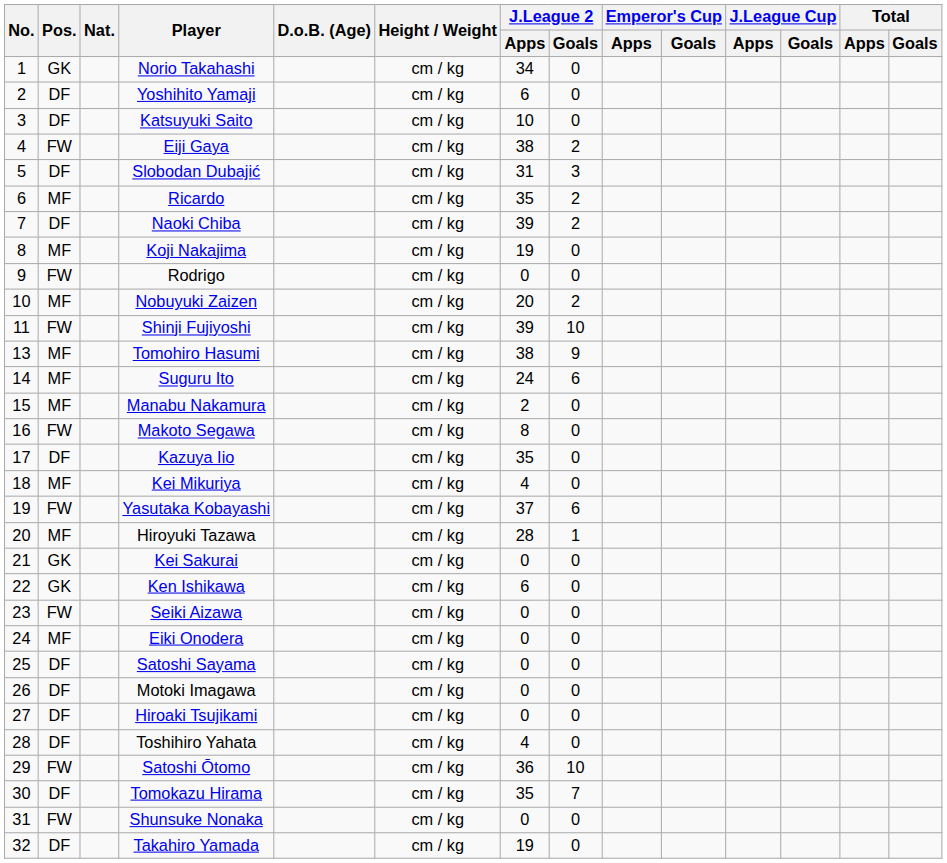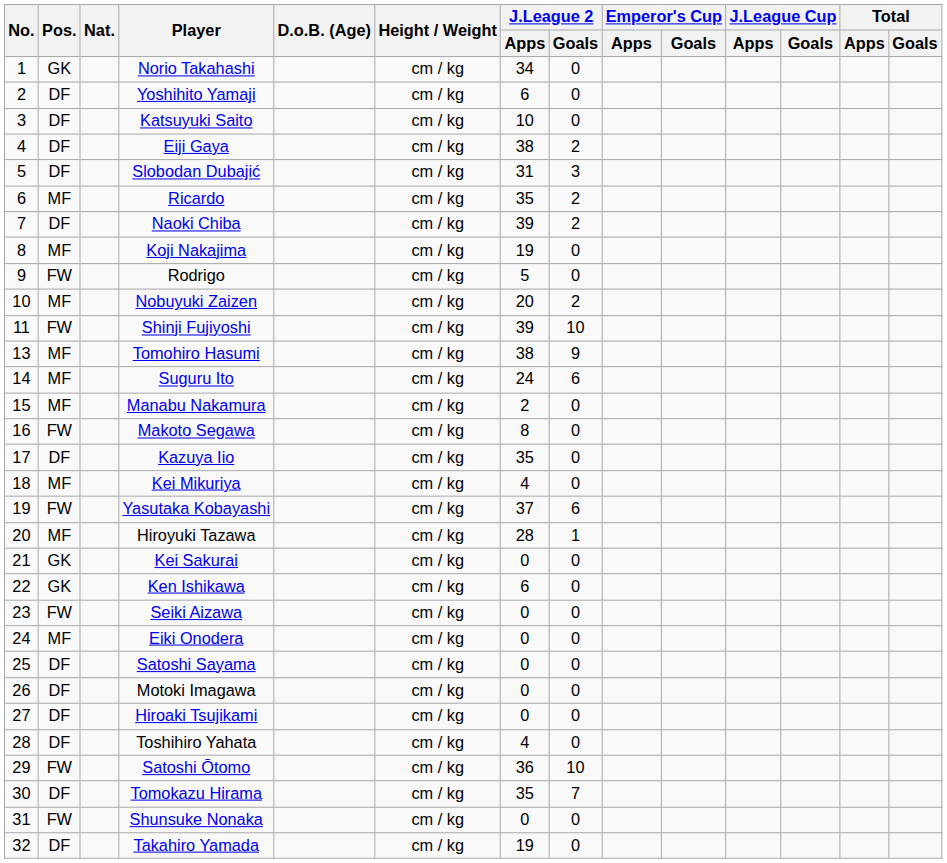(59, 146) FW -> (59, 146) DF
(525, 276) 0 -> (525, 276) 5
